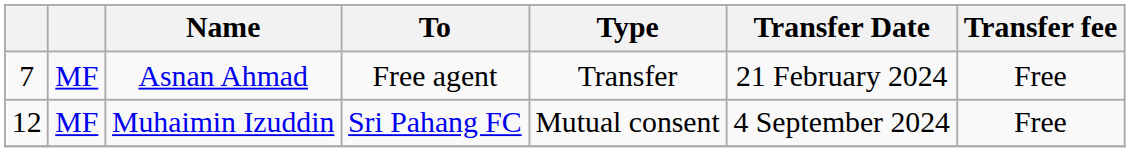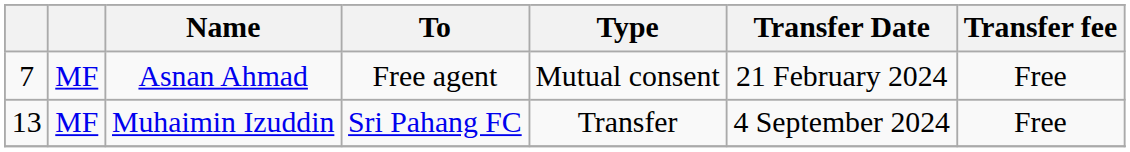(628, 75) Transfer -> (628, 75) Mutual consent
(27, 122) 12 -> (27, 122) 13
(628, 122) Mutual consent -> (628, 122) Transfer
